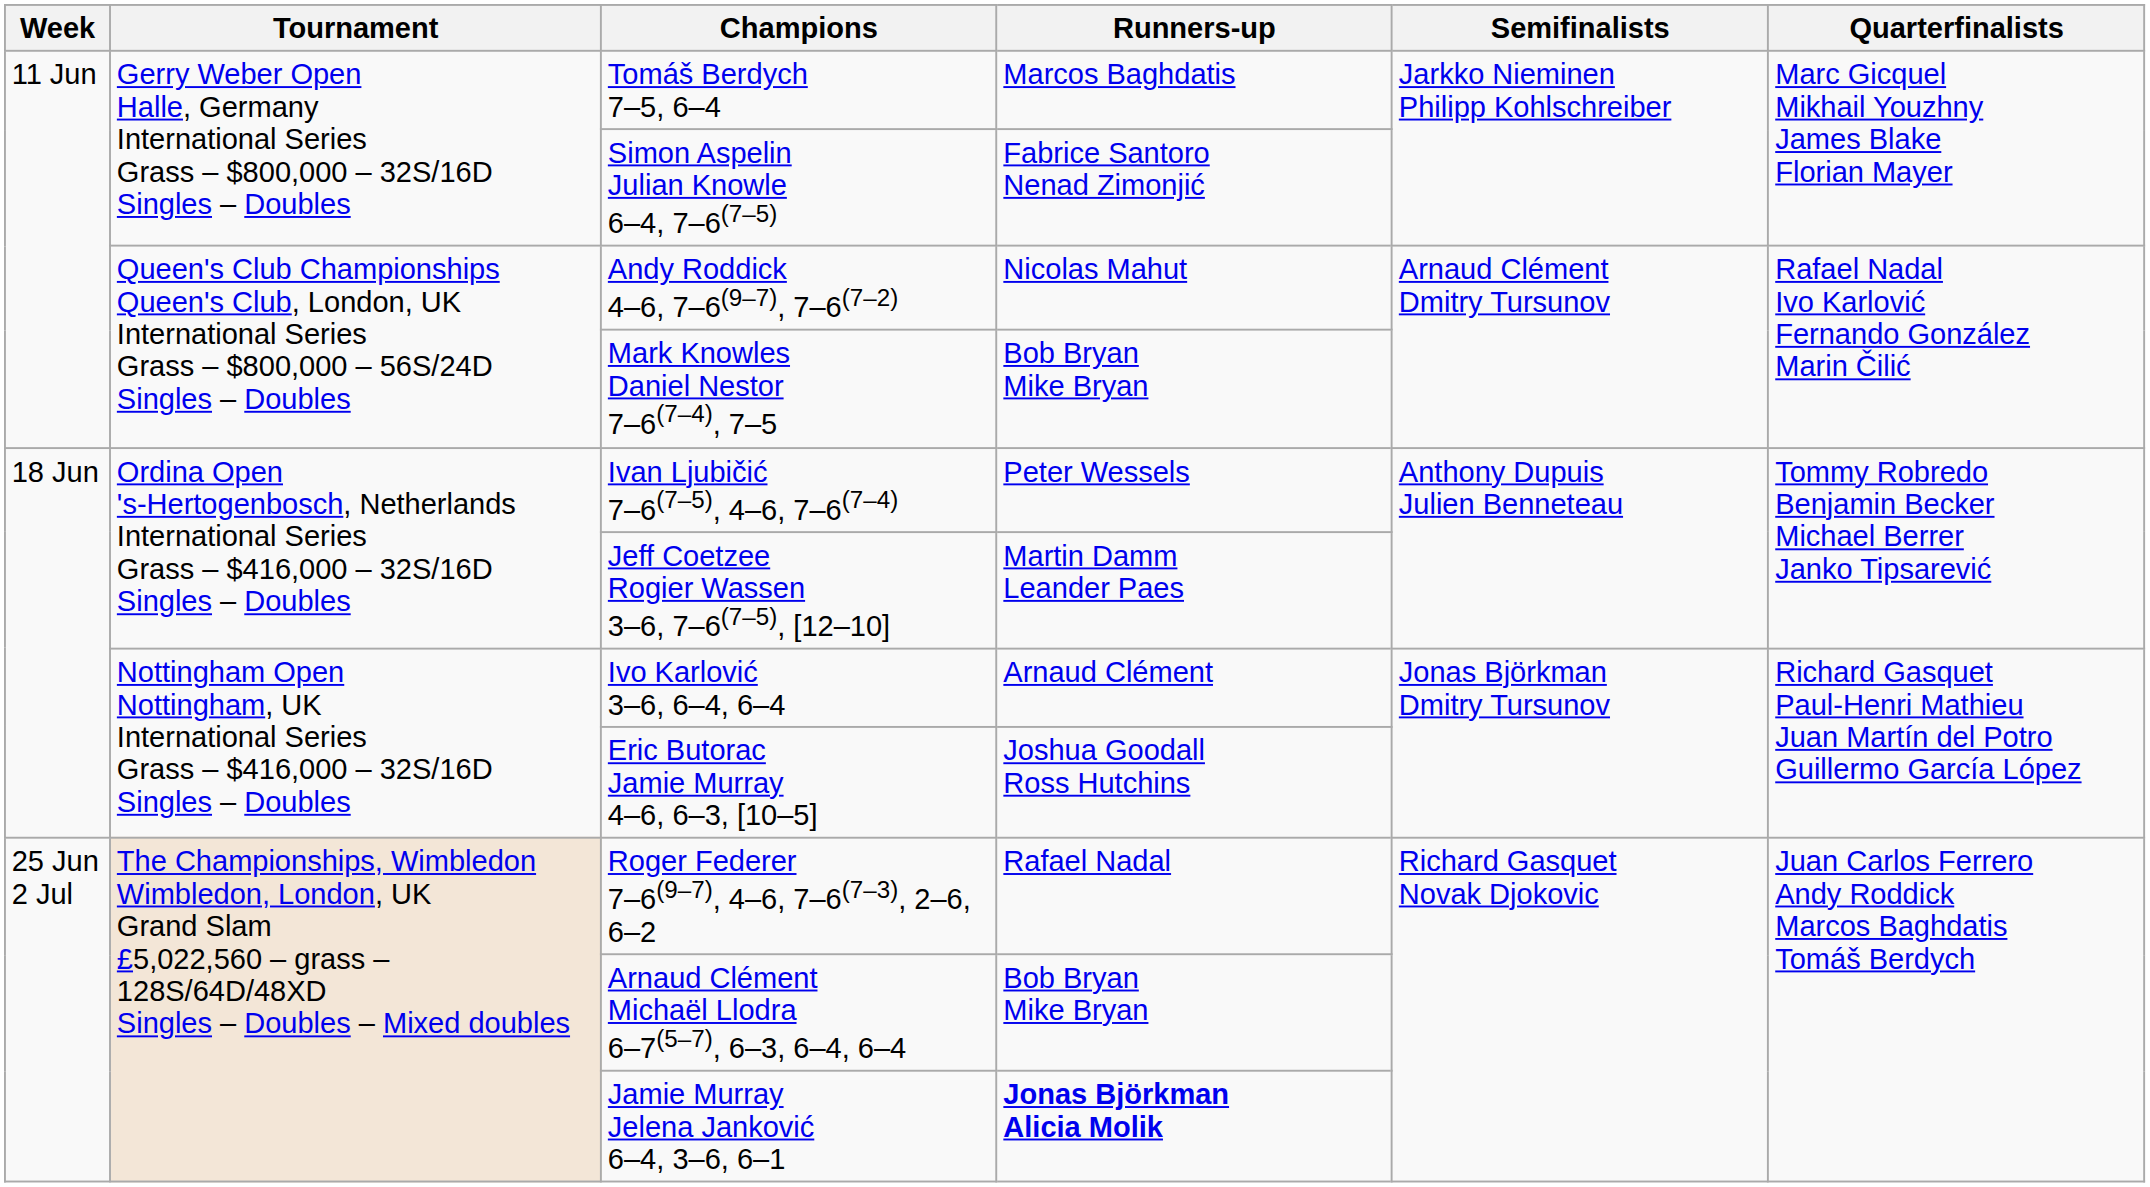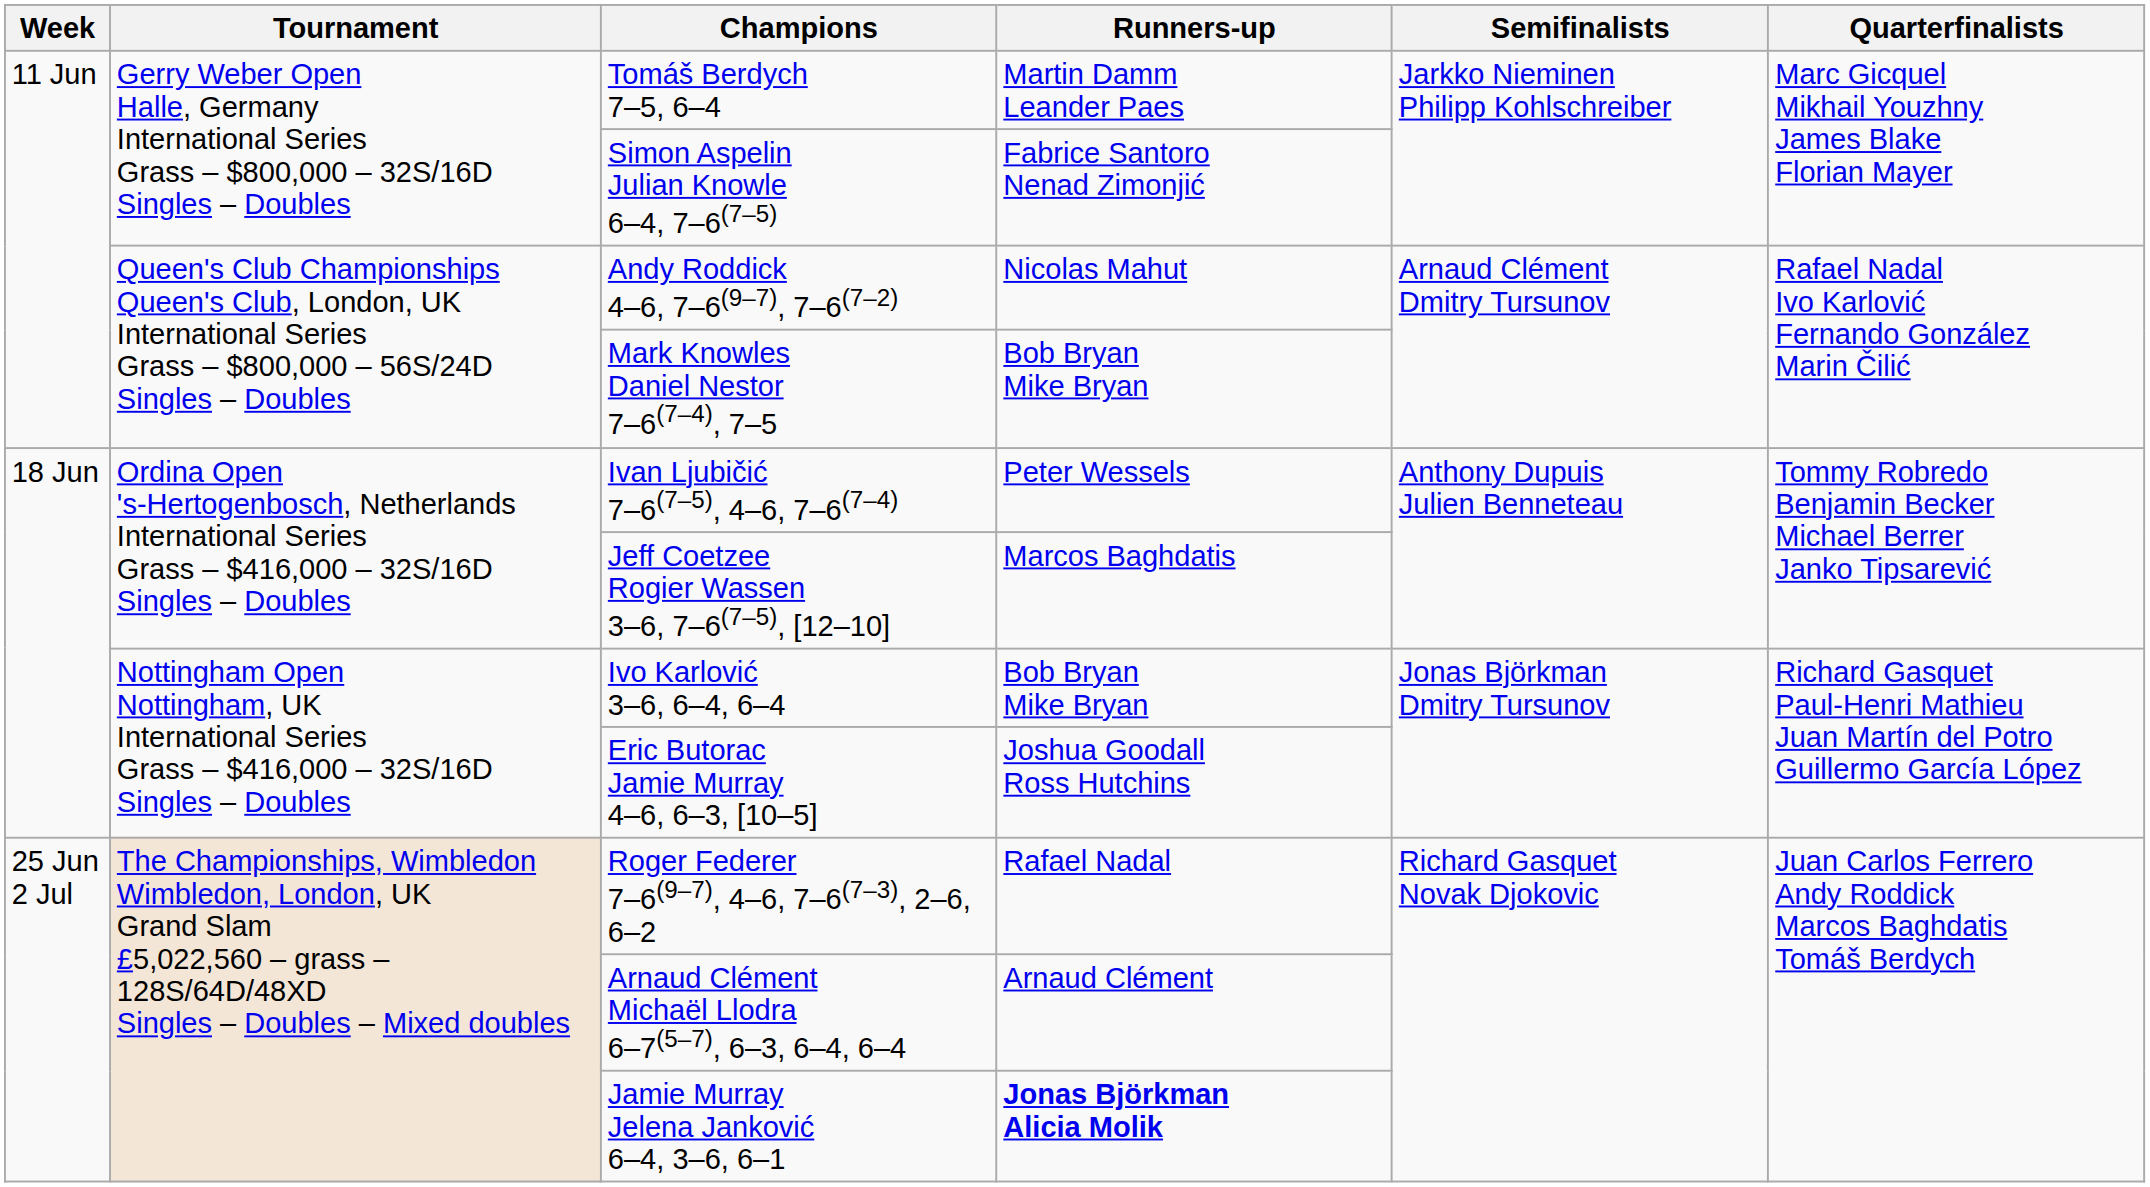(1119, 74) Marcos Baghdatis -> (1094, 90) Martin Damm Leander Paes
(1094, 571) Martin Damm Leander Paes -> (1119, 555) Marcos Baghdatis
(1108, 671) Arnaud Clément -> (1076, 688) Bob Bryan Mike Bryan
(1076, 994) Bob Bryan Mike Bryan -> (1108, 977) Arnaud Clément
